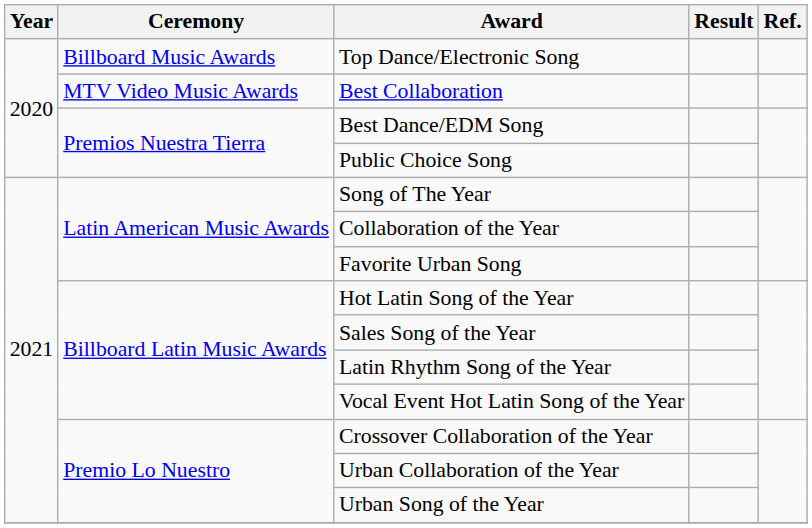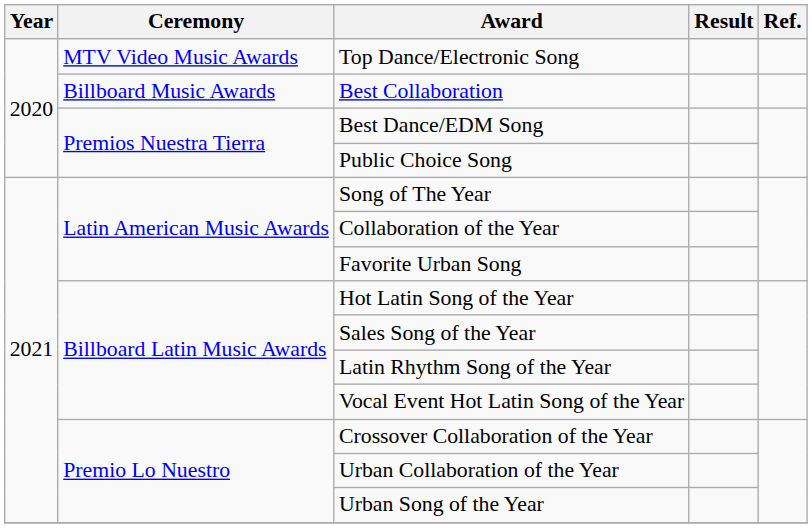(169, 56) Billboard Music Awards -> (181, 56) MTV Video Music Awards
(181, 90) MTV Video Music Awards -> (169, 90) Billboard Music Awards
